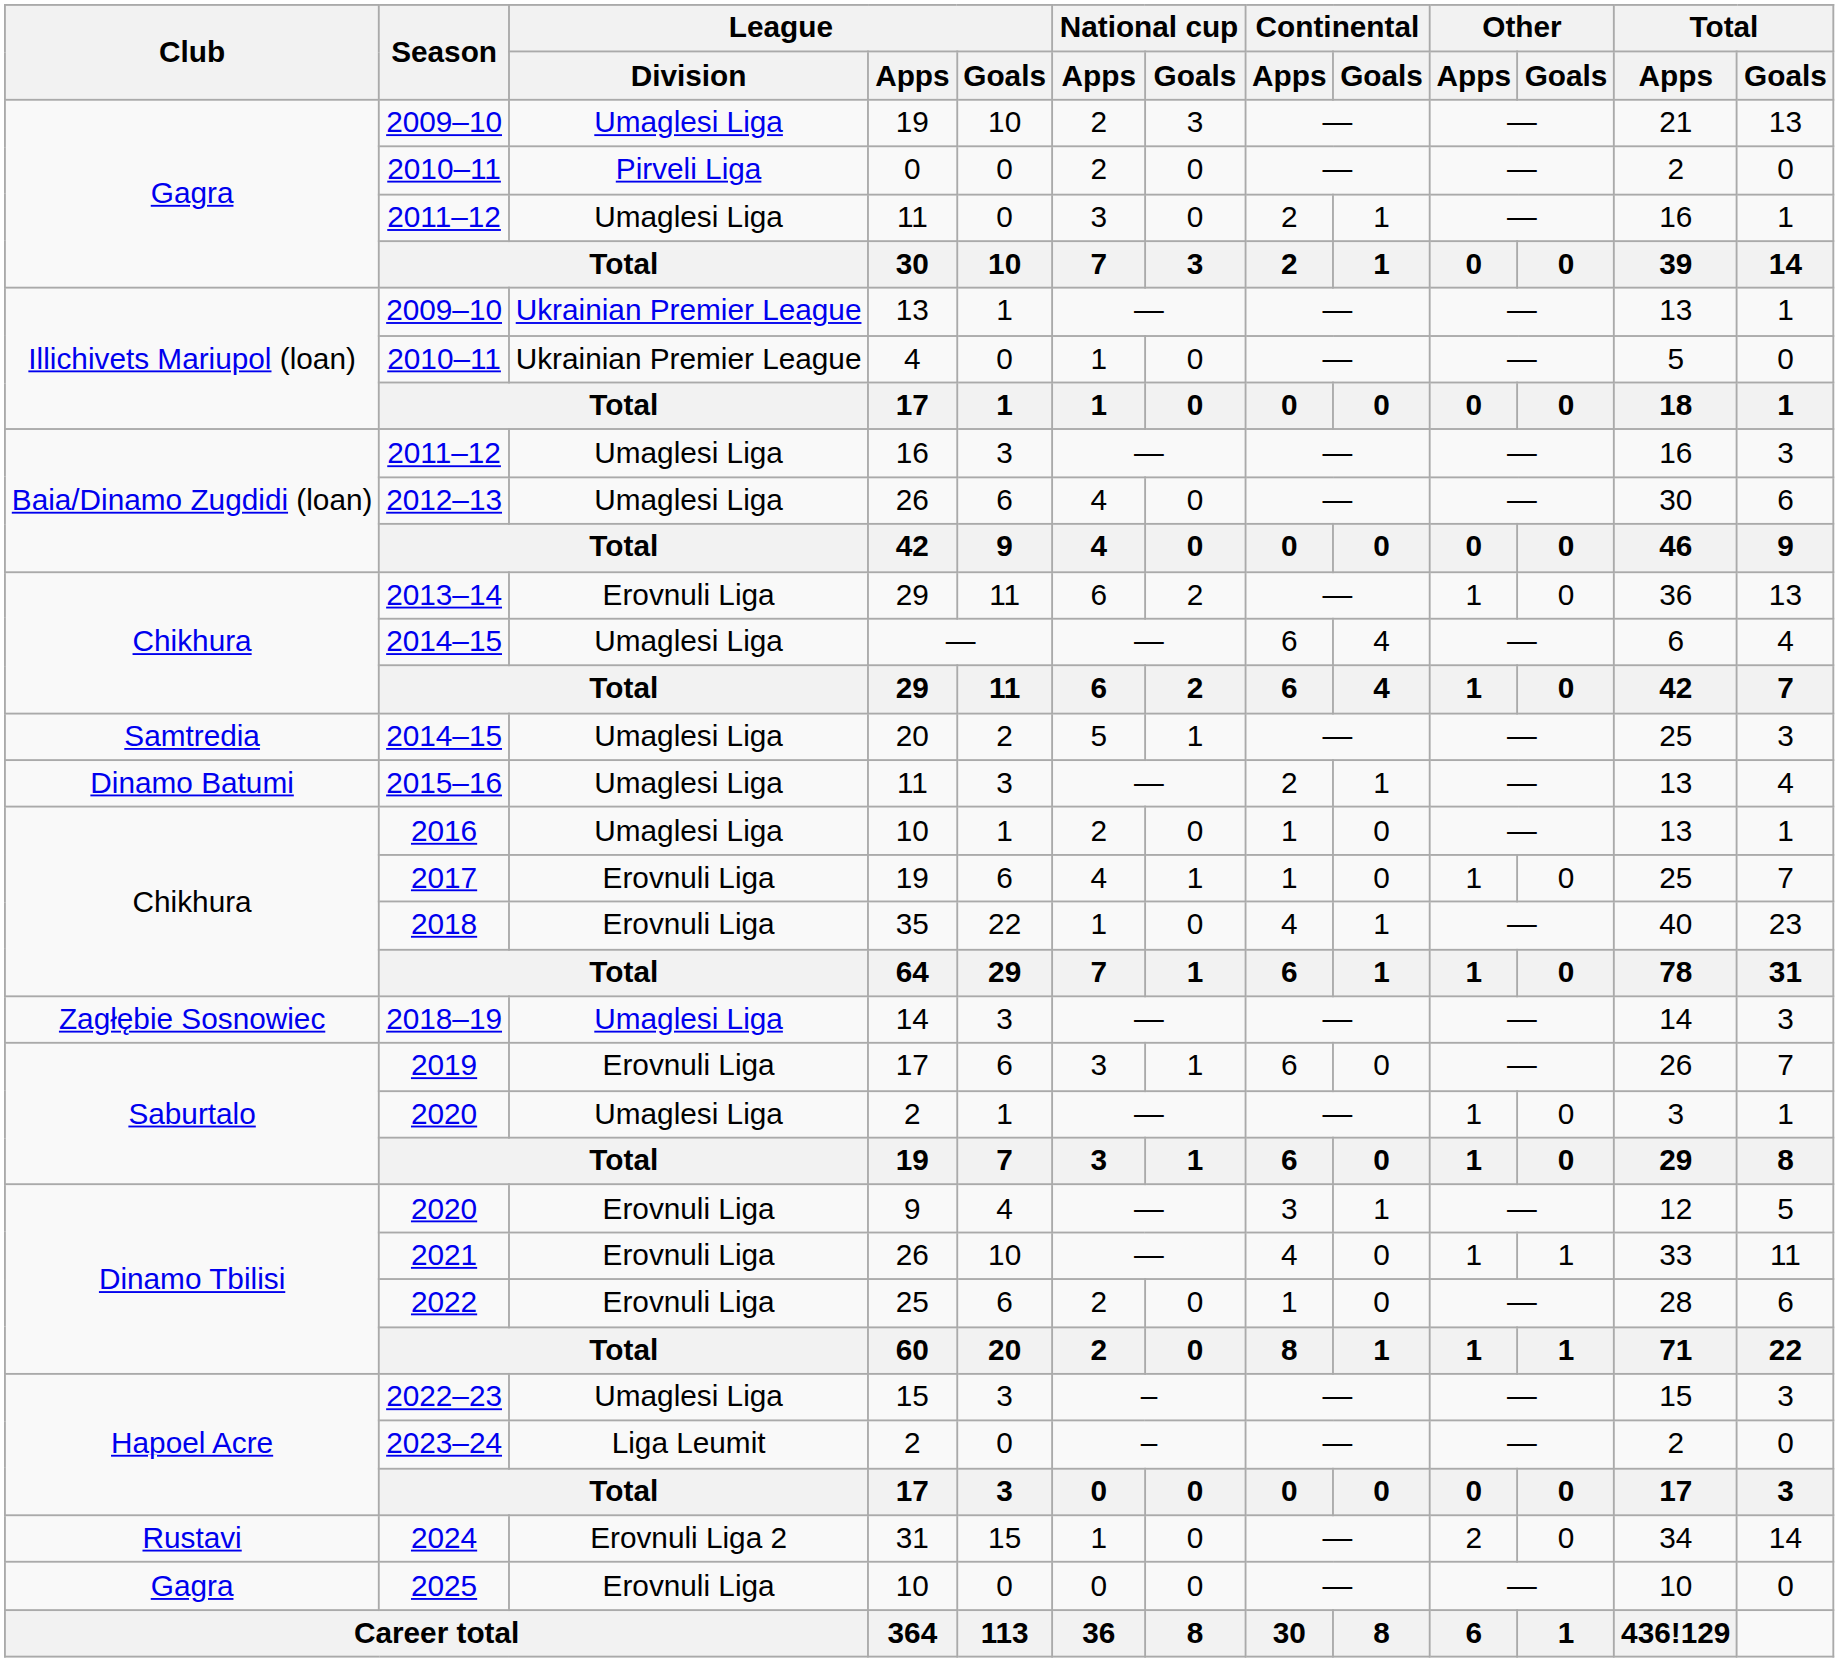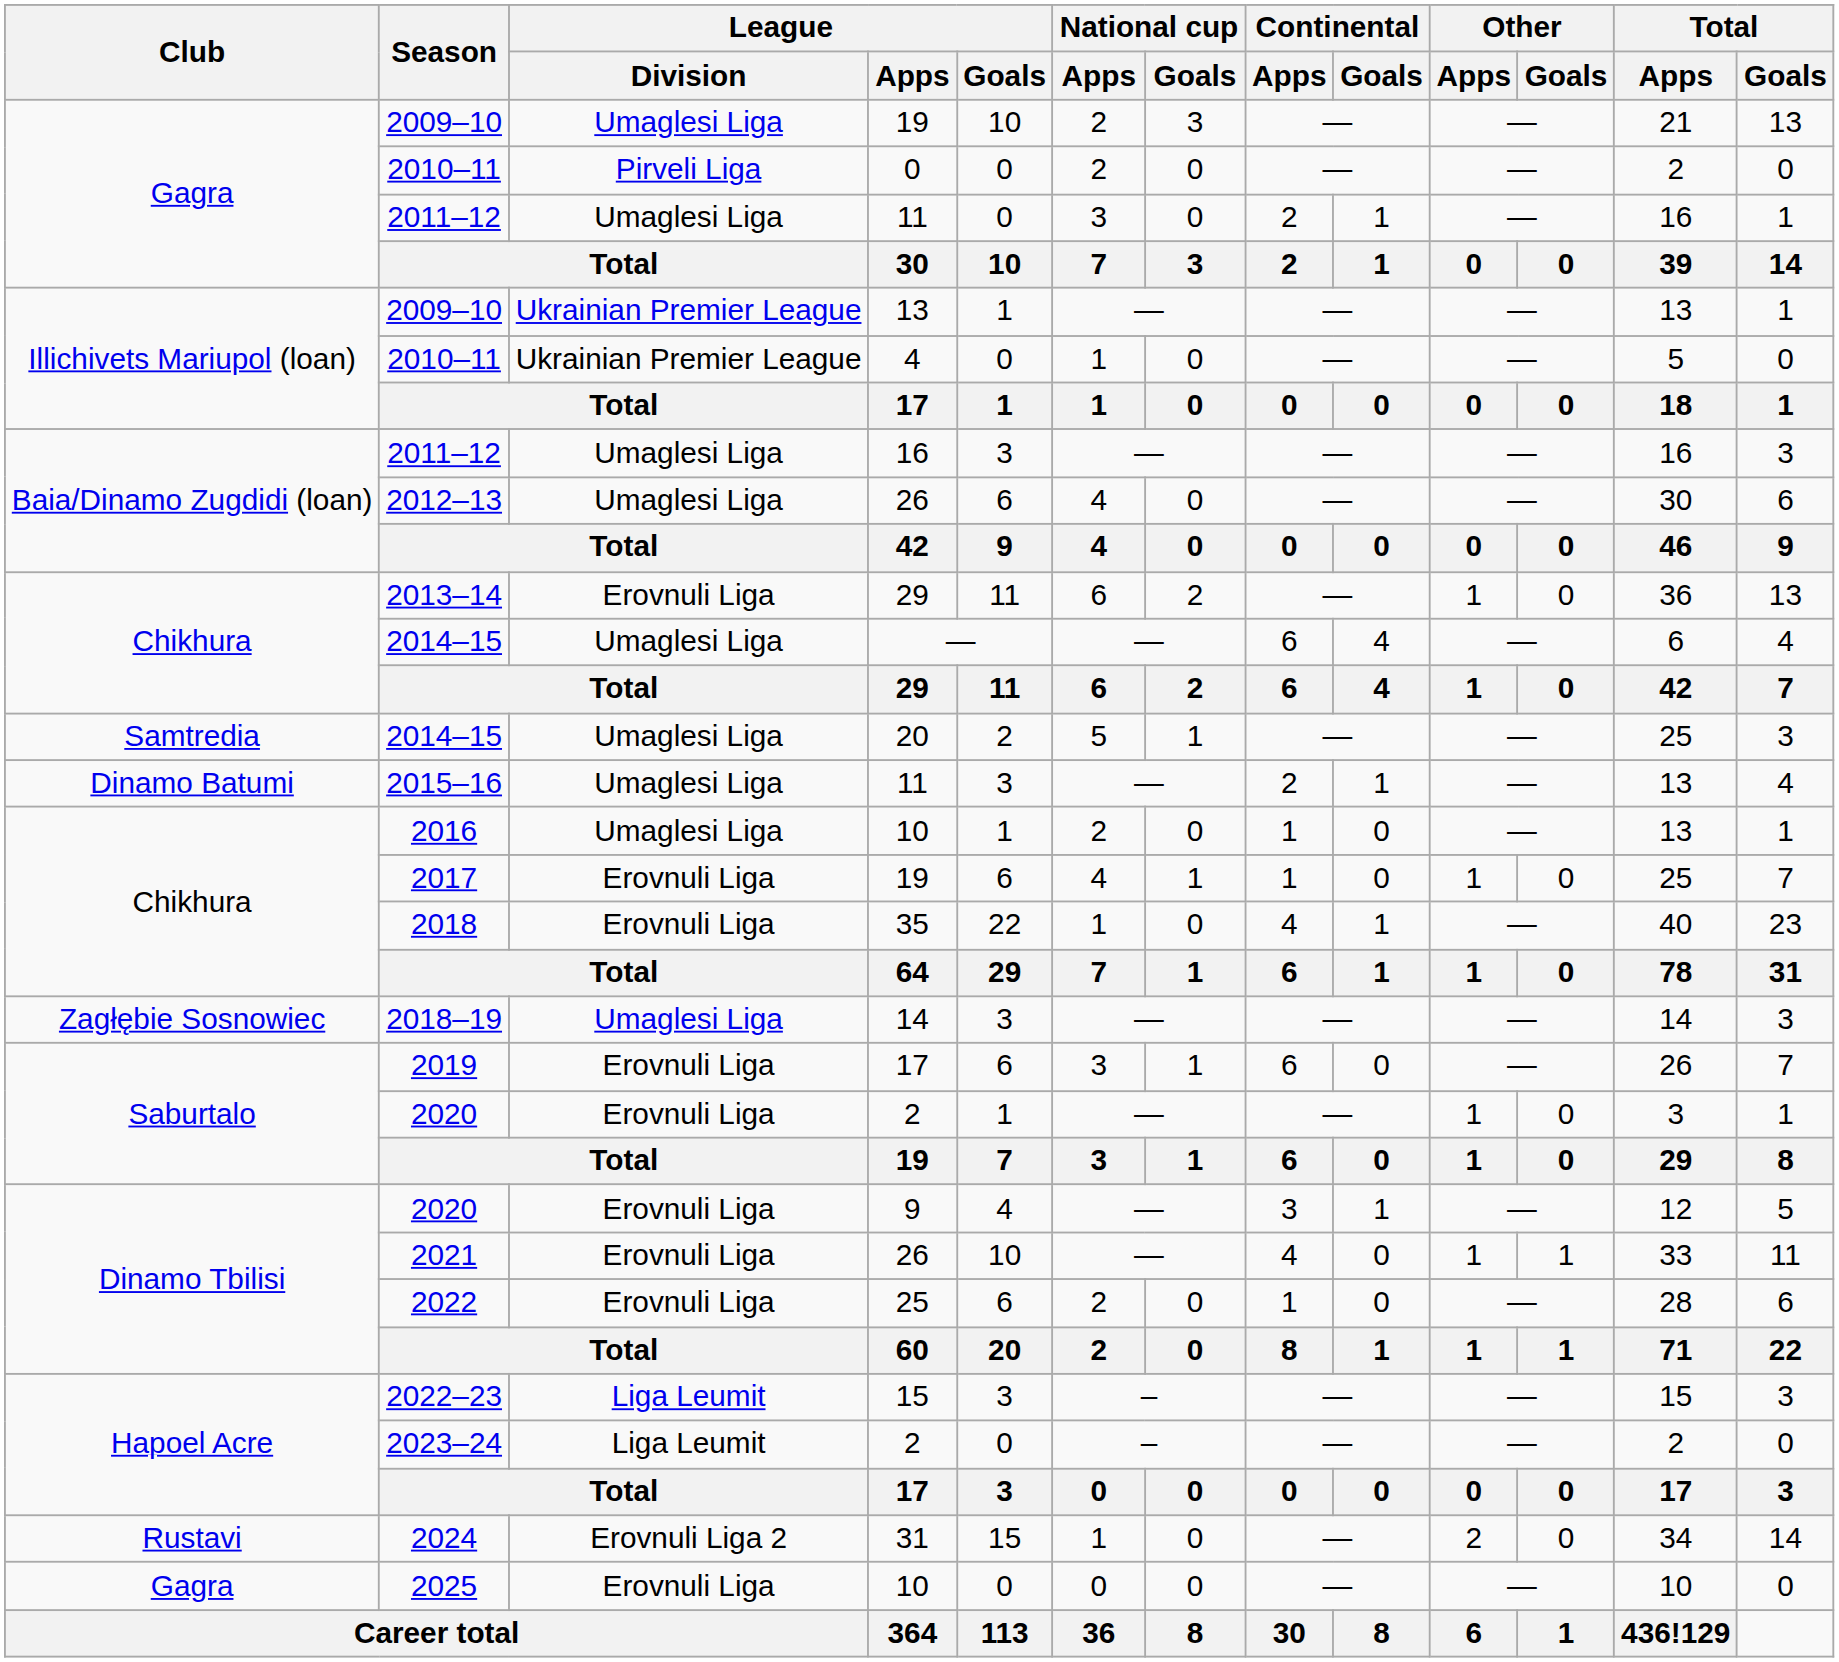(689, 1113) Umaglesi Liga -> (689, 1113) Erovnuli Liga
(689, 1396) Umaglesi Liga -> (689, 1396) Liga Leumit
